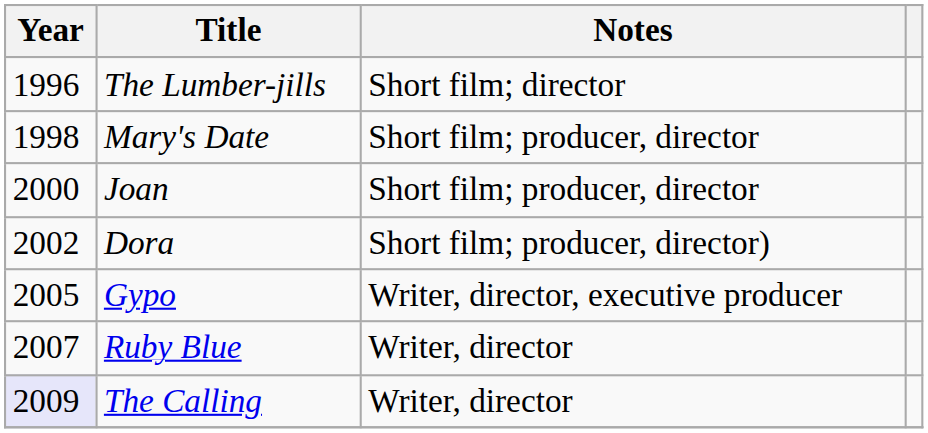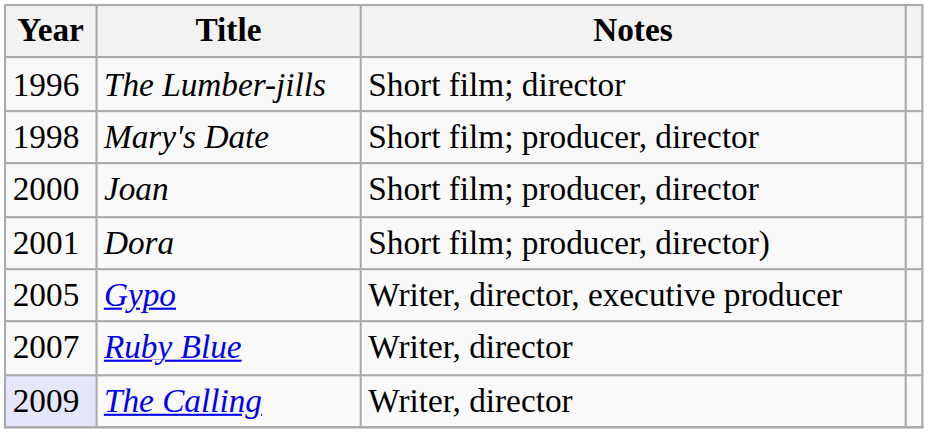(46, 242) 2002 -> (46, 242) 2001
